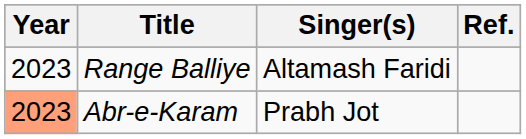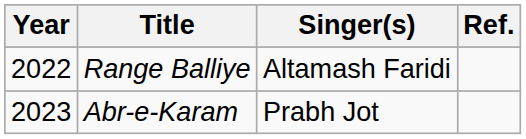(41, 68) 2023 -> (41, 68) 2022
(41, 111) lightsalmon background -> (41, 111) no background
